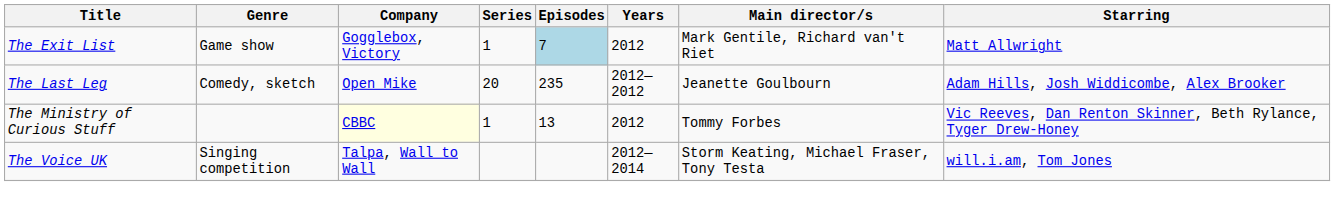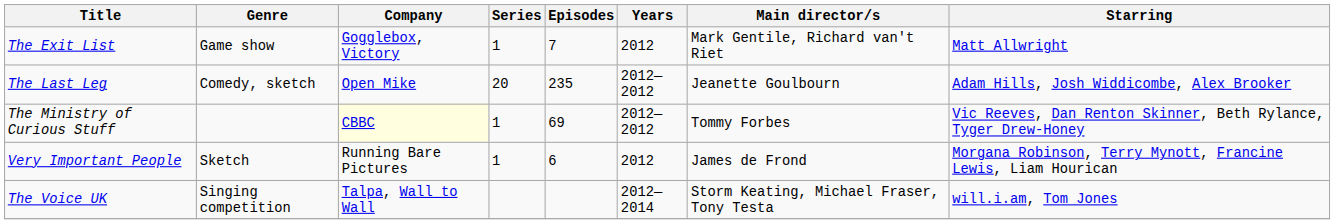(543, 46) lightblue background -> (552, 46) no background
(547, 123) 13 -> (556, 123) 69
(628, 123) 2012 -> (642, 123) 2012—2012
+ row: (95, 161)
